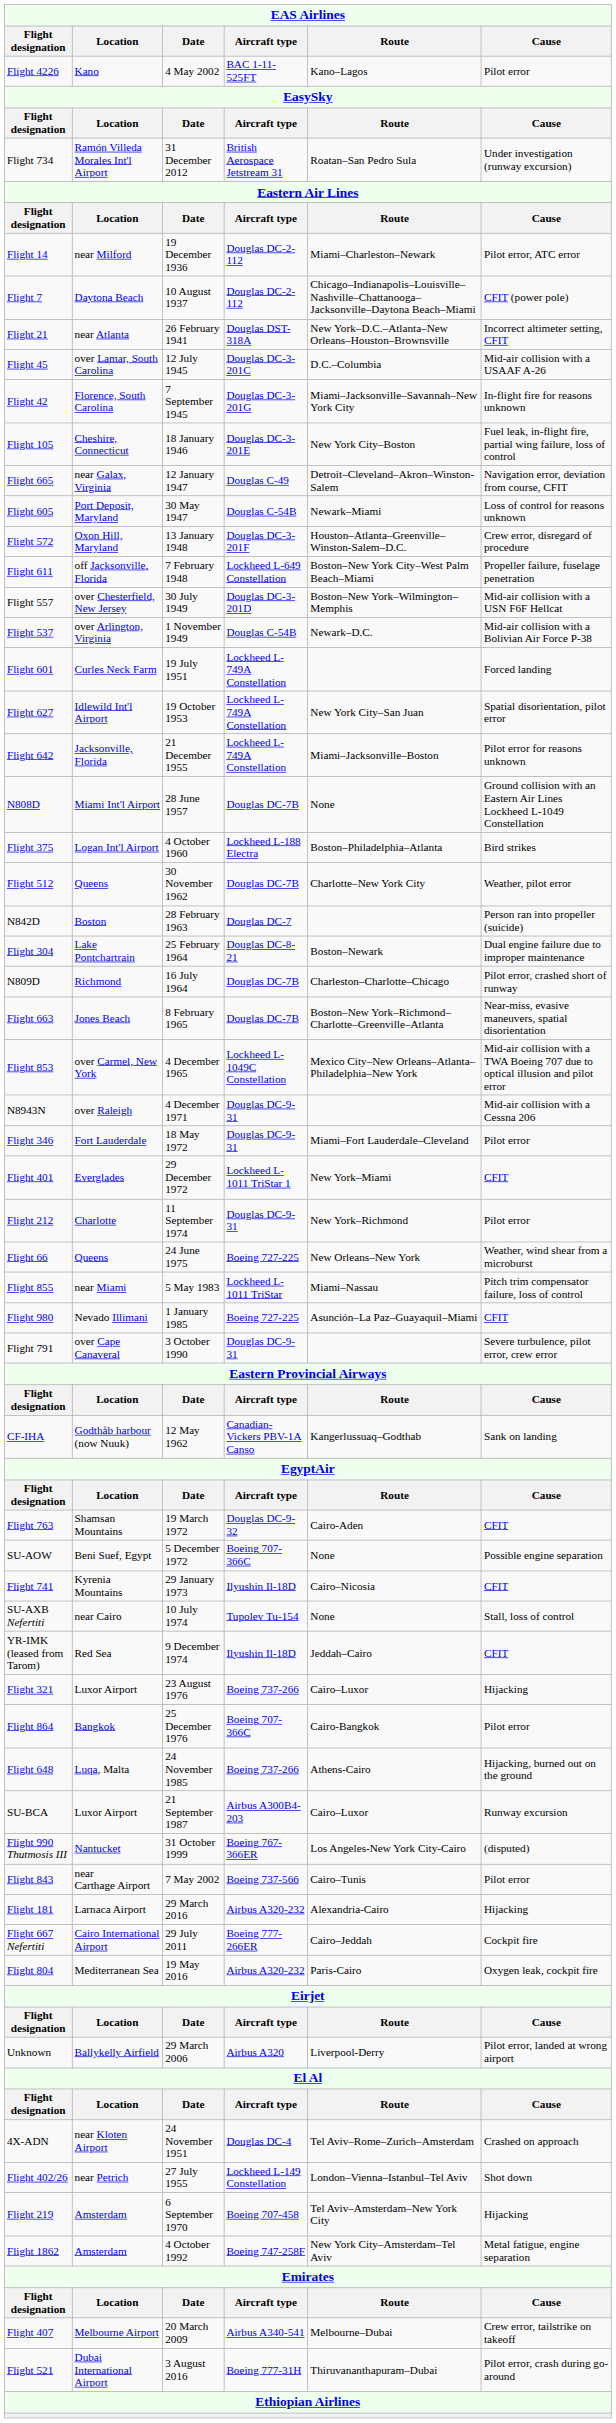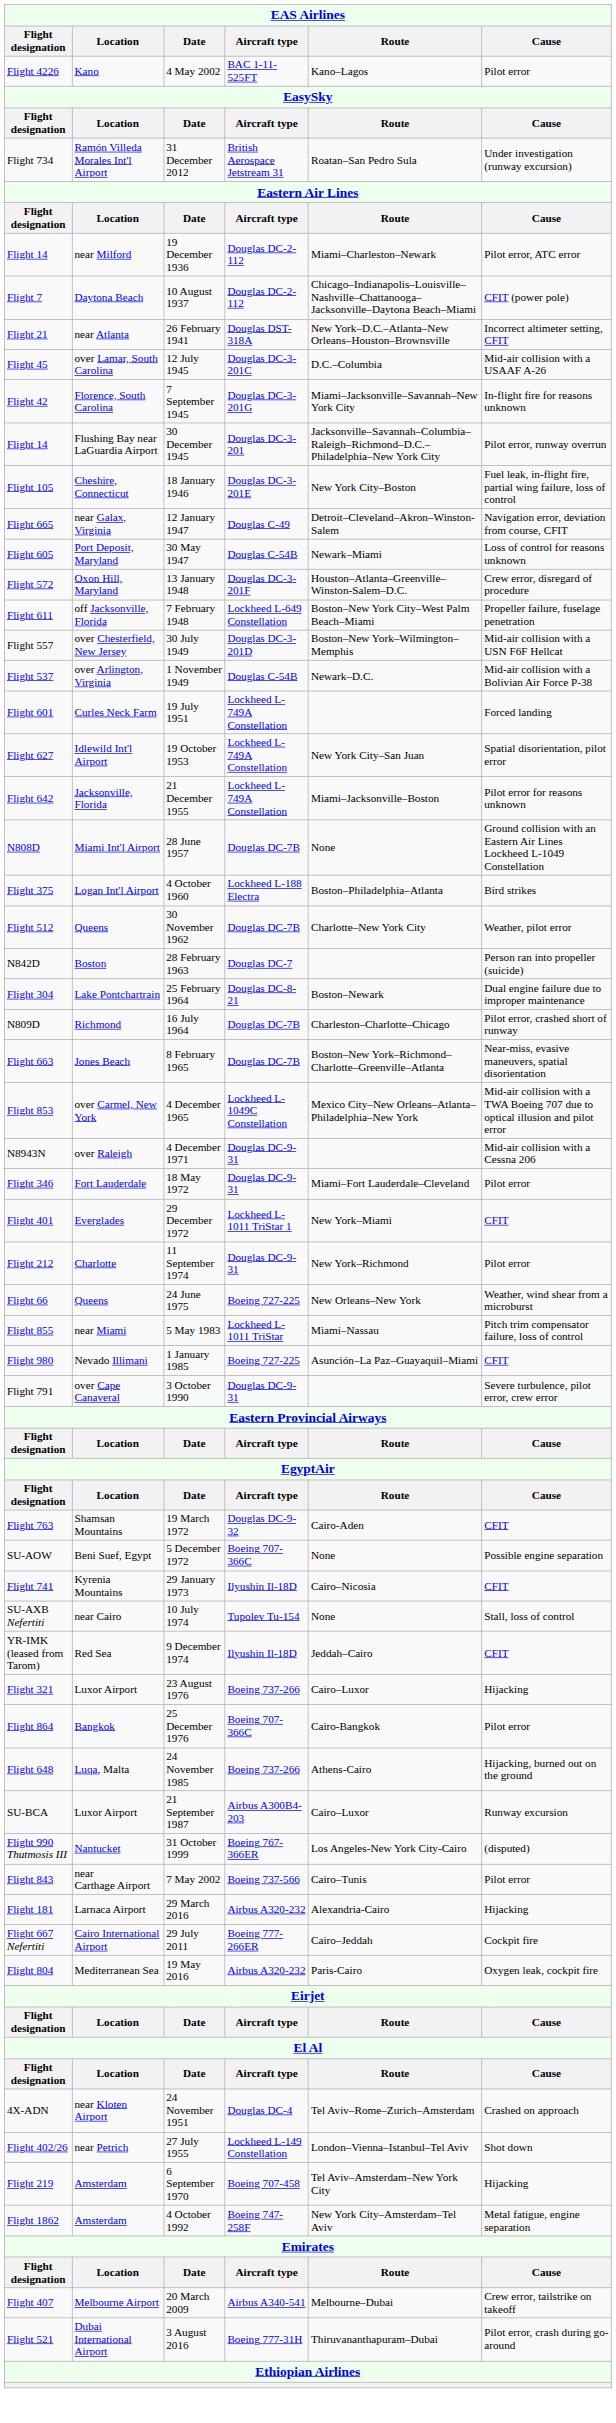+ row: (189, 444)
- row: (182, 1436)
- row: (187, 2052)
